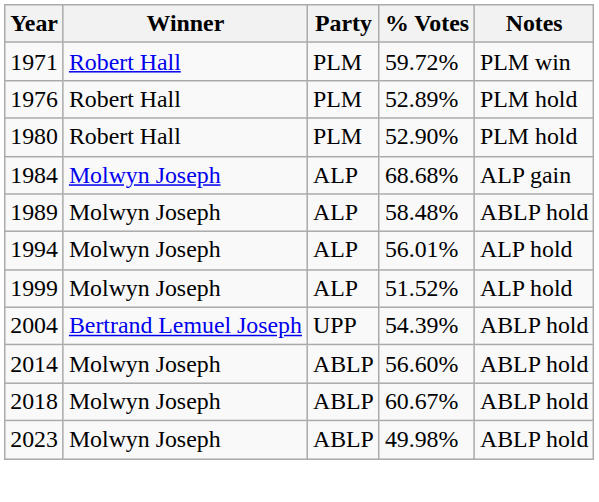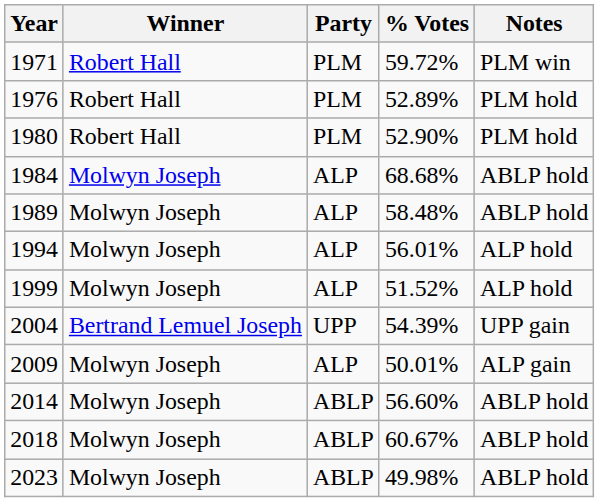(526, 174) ALP gain -> (534, 174) ABLP hold
(534, 325) ABLP hold -> (525, 325) UPP gain
+ row: (34, 363)
